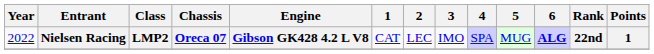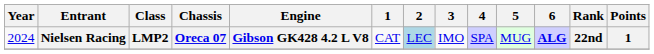(21, 38) 2022 -> (21, 38) 2024
(419, 38) no background -> (419, 38) lightblue background
